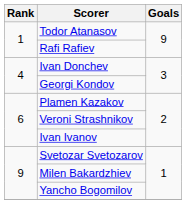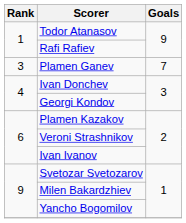+ row: (77, 66)
